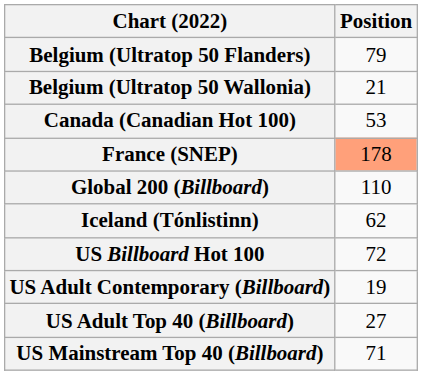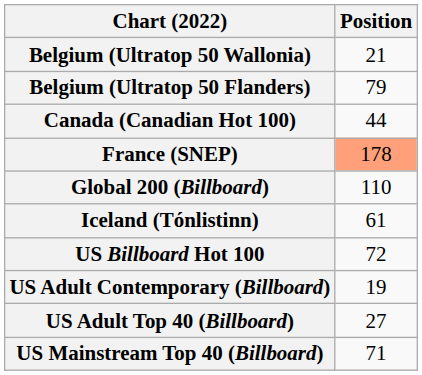rows swapped: (170, 54) <-> (170, 87)
(376, 120) 53 -> (376, 120) 44
(376, 220) 62 -> (376, 220) 61
